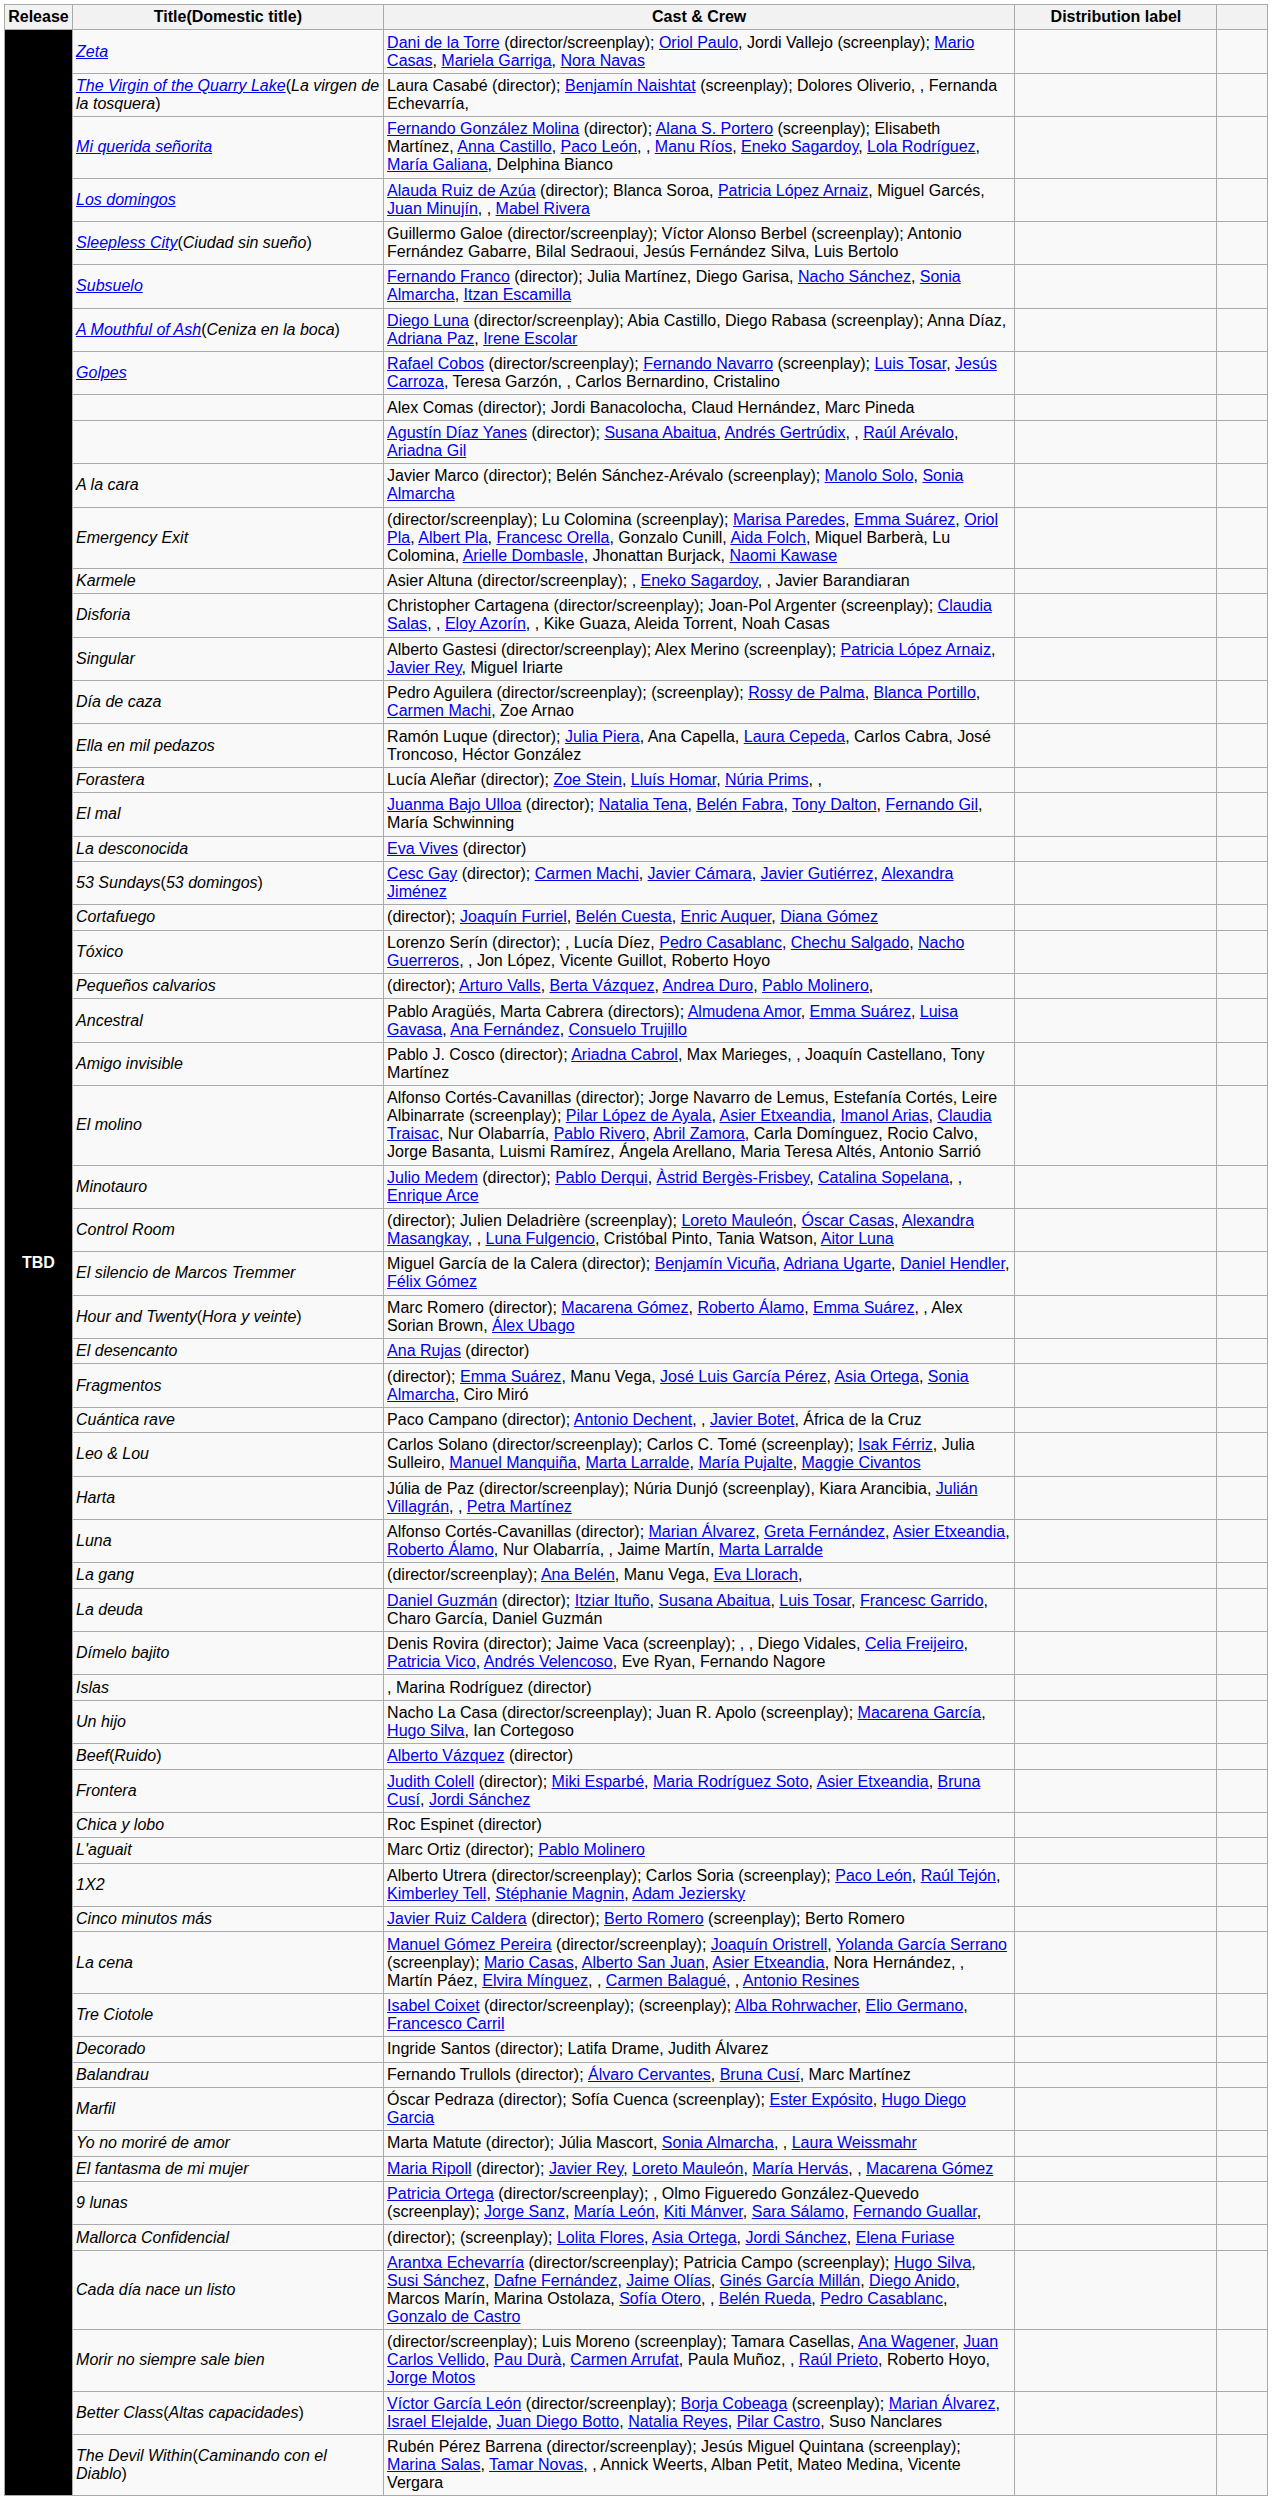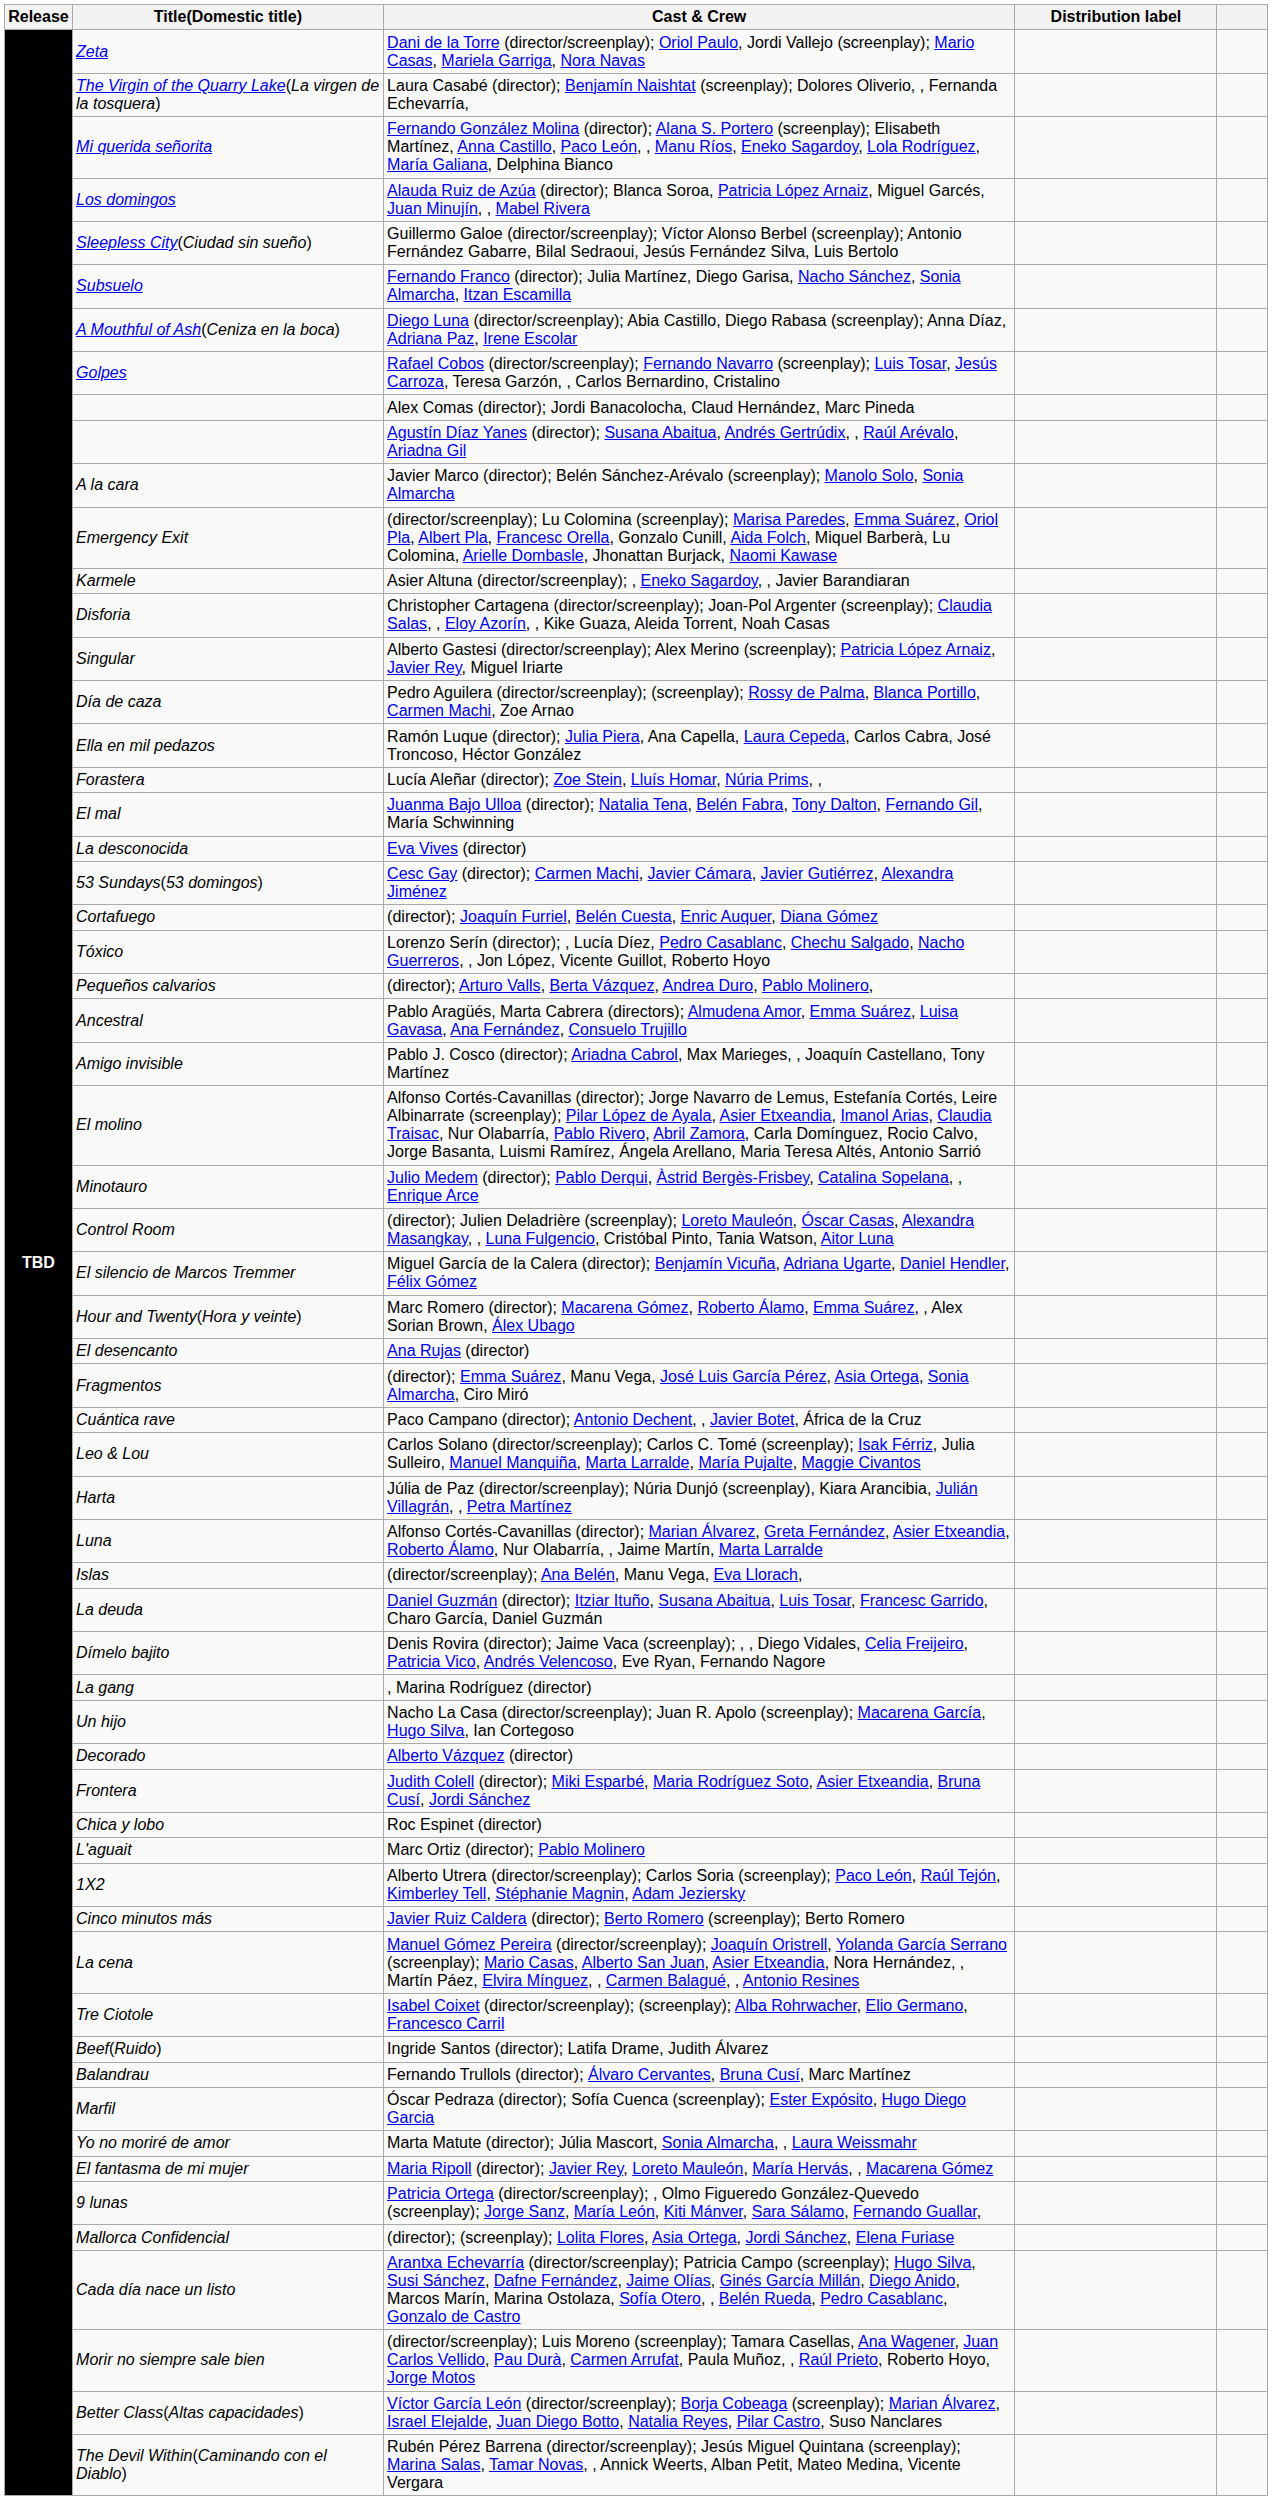(105, 1575) La gang -> (93, 1575) Islas
(93, 1687) Islas -> (105, 1687) La gang
(119, 1756) Beef(Ruido) -> (111, 1756) Decorado
(111, 2049) Decorado -> (119, 2049) Beef(Ruido)
